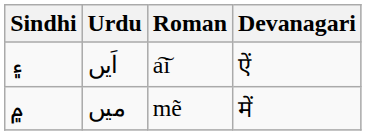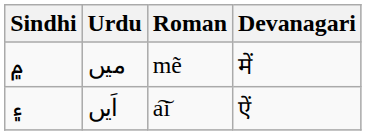rows swapped: (102, 64) <-> (107, 108)
